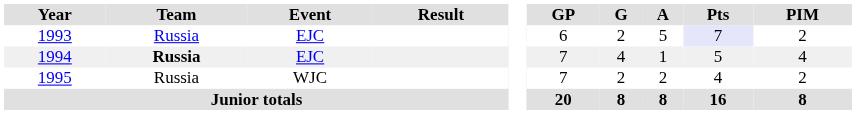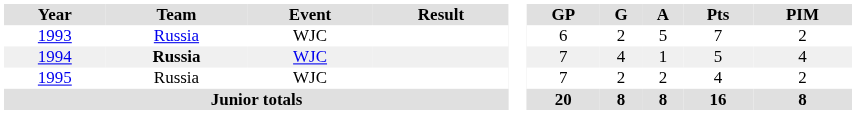(310, 35) EJC -> (310, 35) WJC
(718, 35) lavender background -> (718, 35) no background
(310, 56) EJC -> (310, 56) WJC
